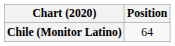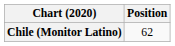(147, 32) 64 -> (147, 32) 62
